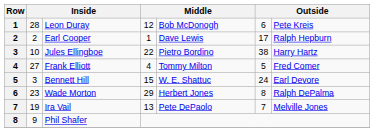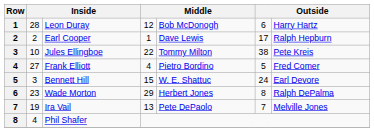(293, 25) Pete Kreis -> (296, 25) Harry Hartz
(186, 52) Pietro Bordino -> (185, 52) Tommy Milton
(296, 52) Harry Hartz -> (293, 52) Pete Kreis
(185, 66) Tommy Milton -> (186, 66) Pietro Bordino
(35, 121) 9 -> (35, 121) 4
